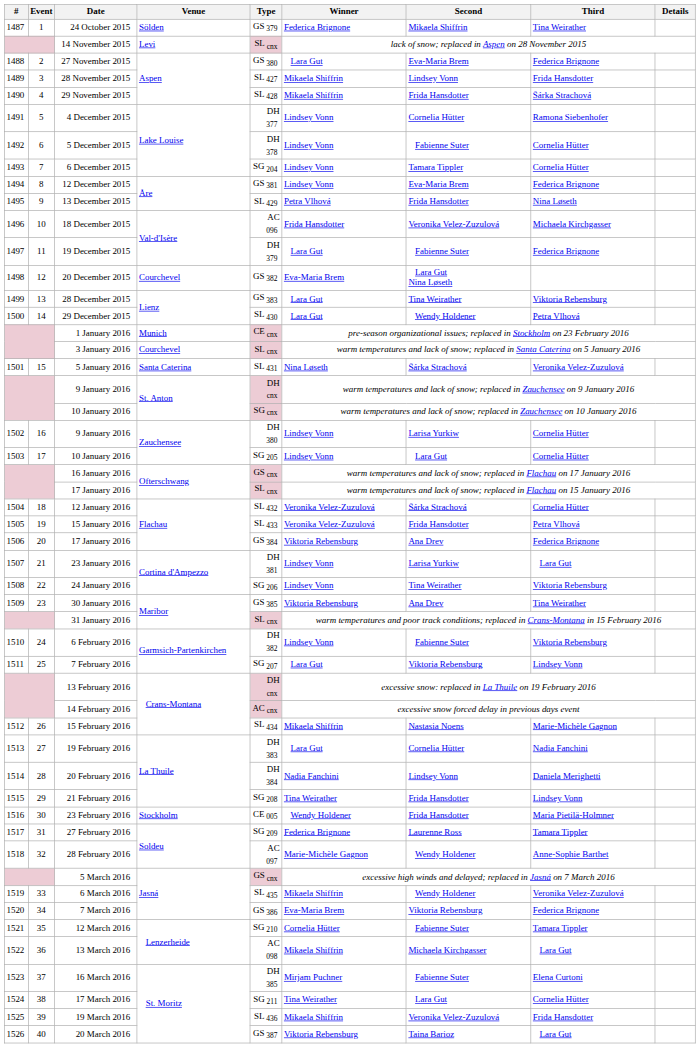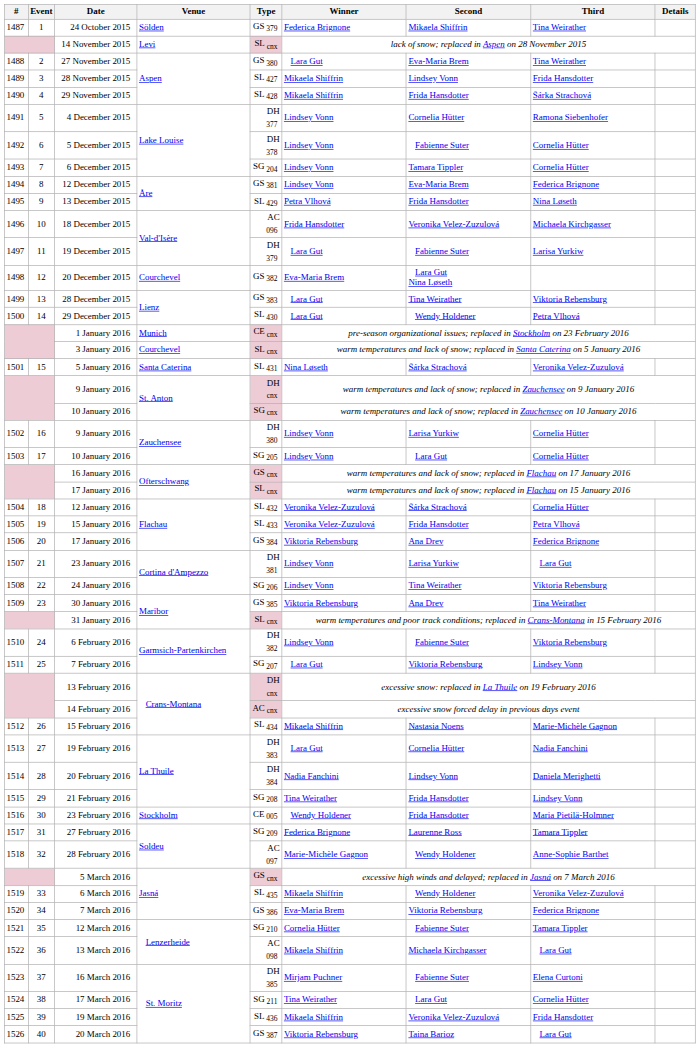(566, 61) Federica Brignone -> (559, 61) Tina Weirather
(566, 251) Federica Brignone -> (558, 251) Larisa Yurkiw
